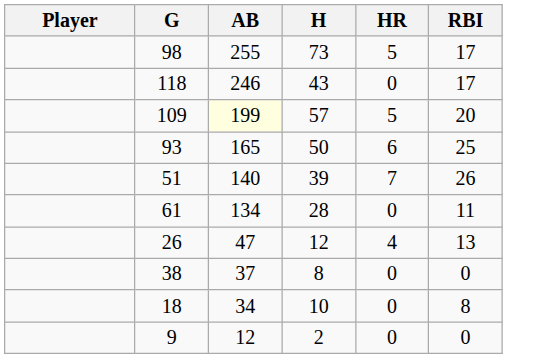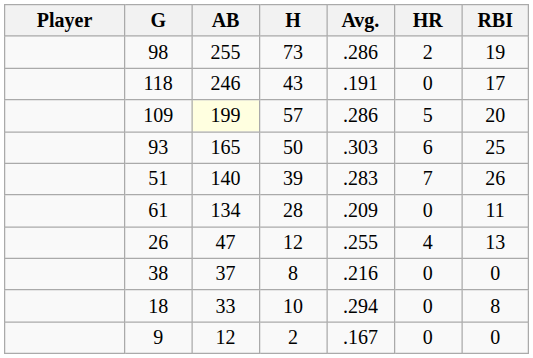+ column: (360, 20)
(392, 52) 5 -> (428, 52) 2
(465, 52) 17 -> (495, 52) 19
(245, 305) 34 -> (226, 305) 33
